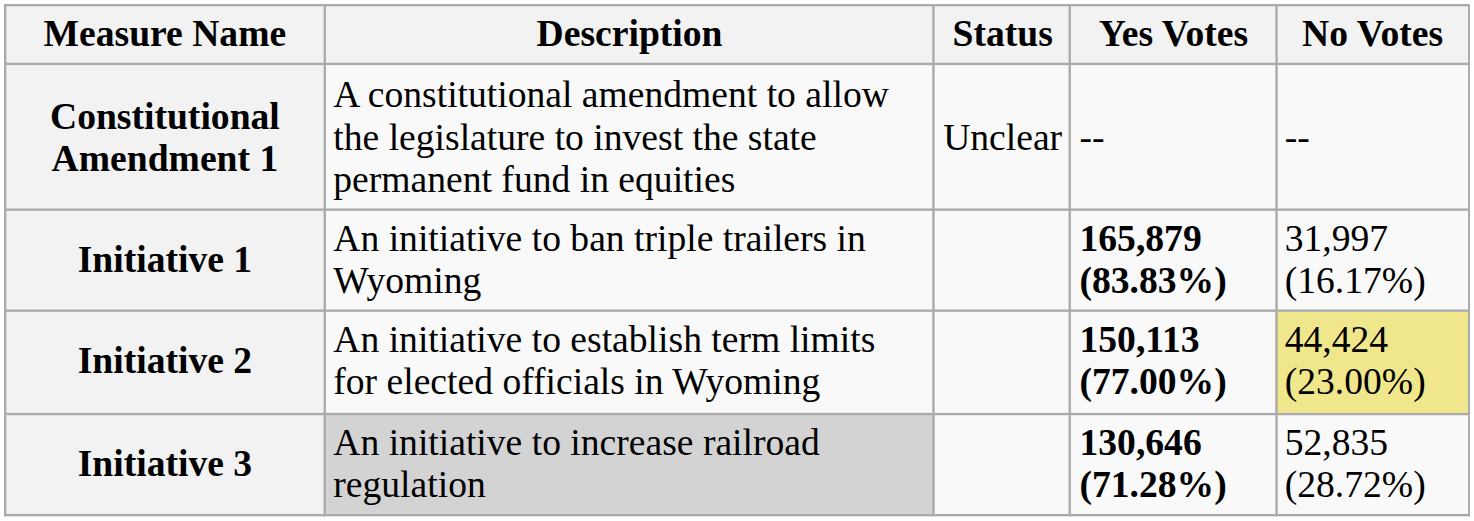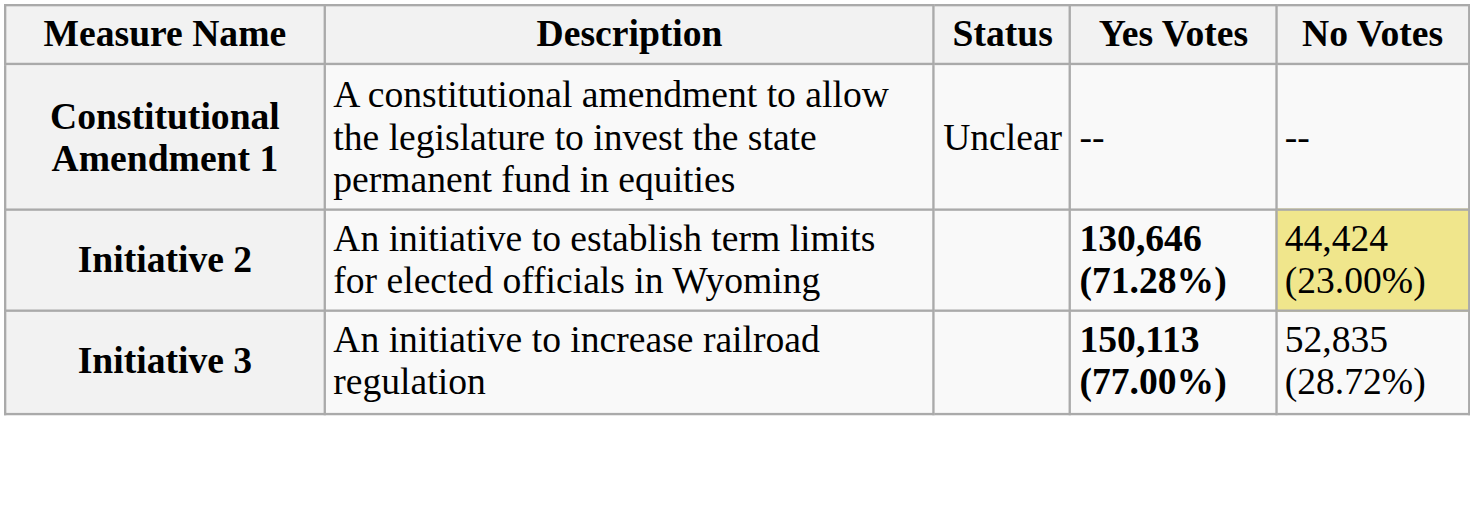- row: (165, 259)
(1153, 361) 150,113 (77.00%) -> (1153, 259) 130,646 (71.28%)
(577, 463) lightgrey background -> (577, 361) no background
(1153, 463) 130,646 (71.28%) -> (1153, 361) 150,113 (77.00%)
